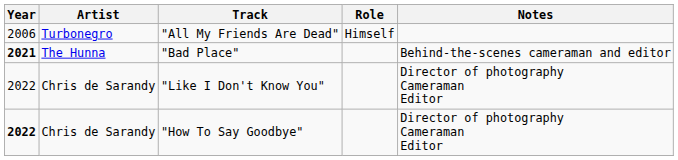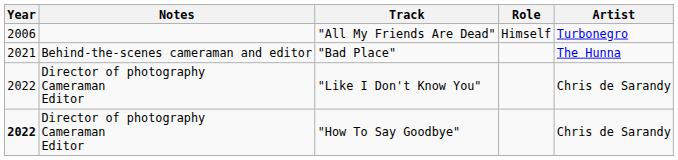columns swapped: (98, 14) <-> (536, 14)
(22, 53) bold -> (22, 53) normal
